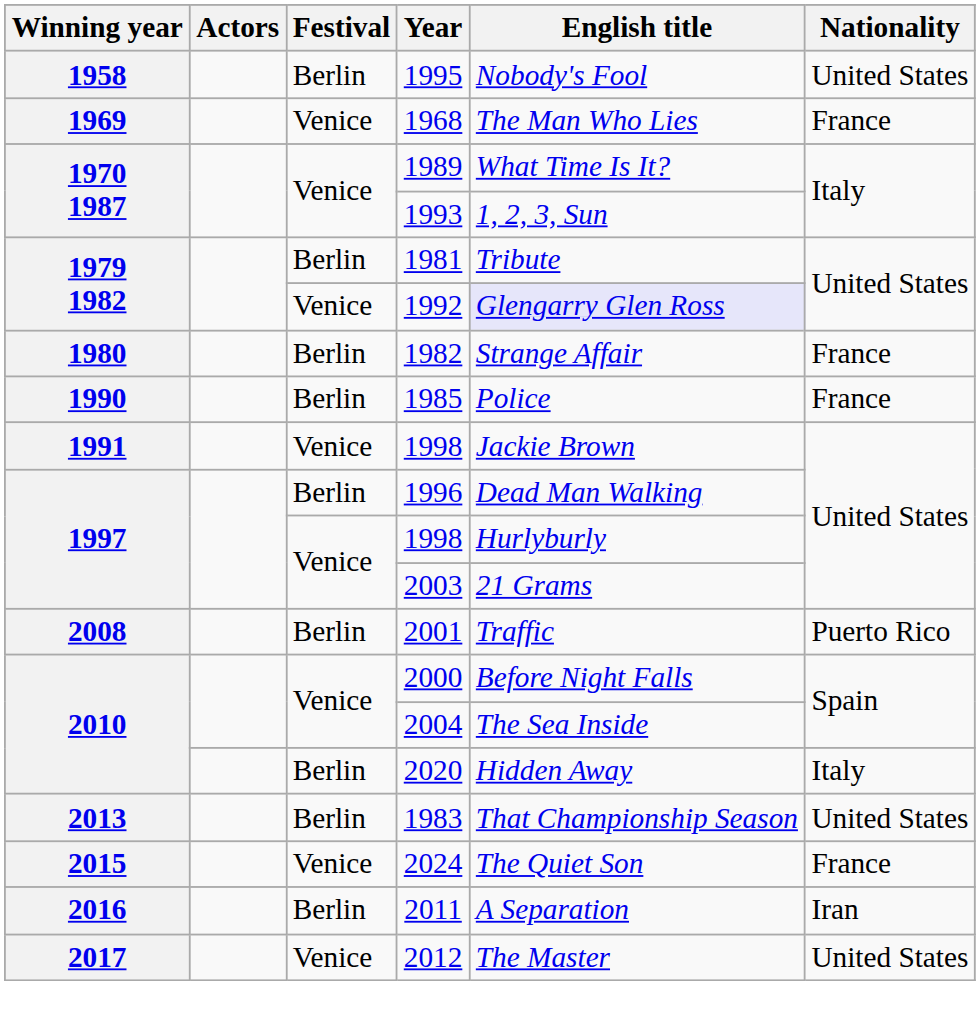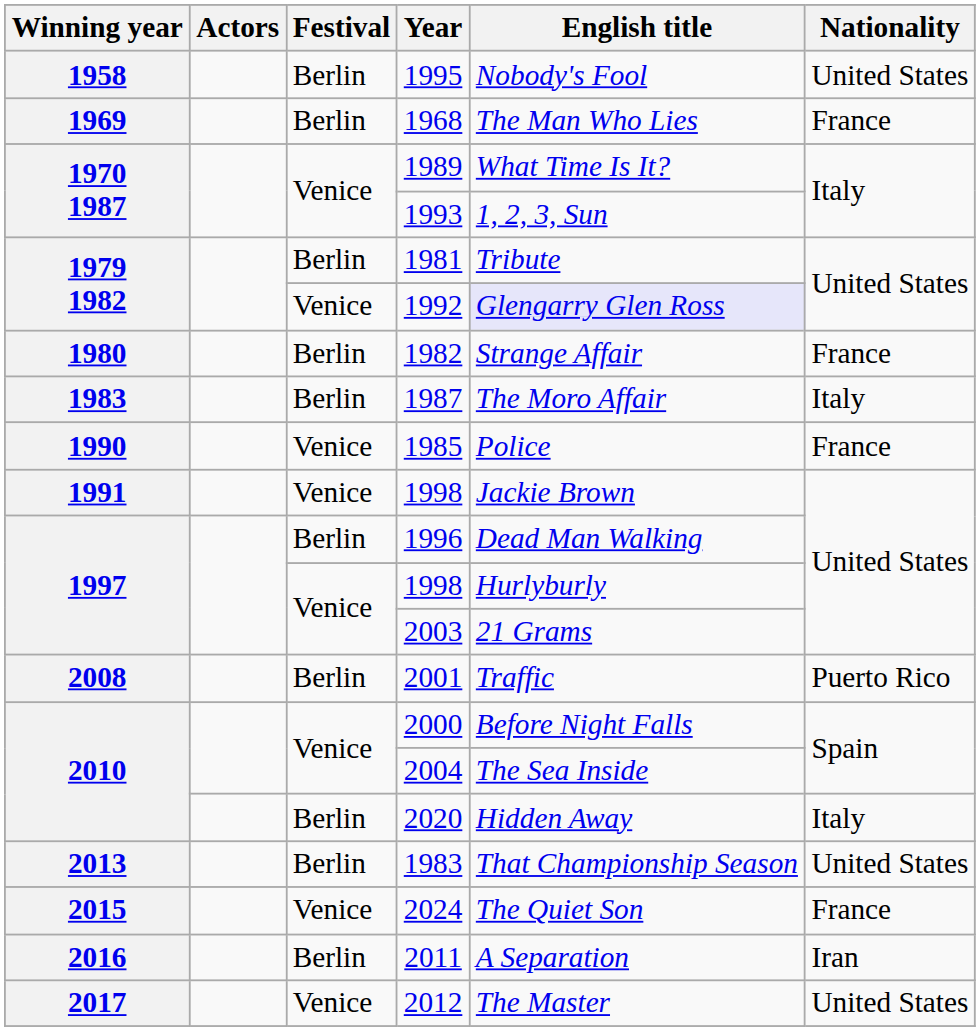(333, 120) Venice -> (329, 120) Berlin
+ row: (97, 399)
(329, 399) Berlin -> (333, 445) Venice
